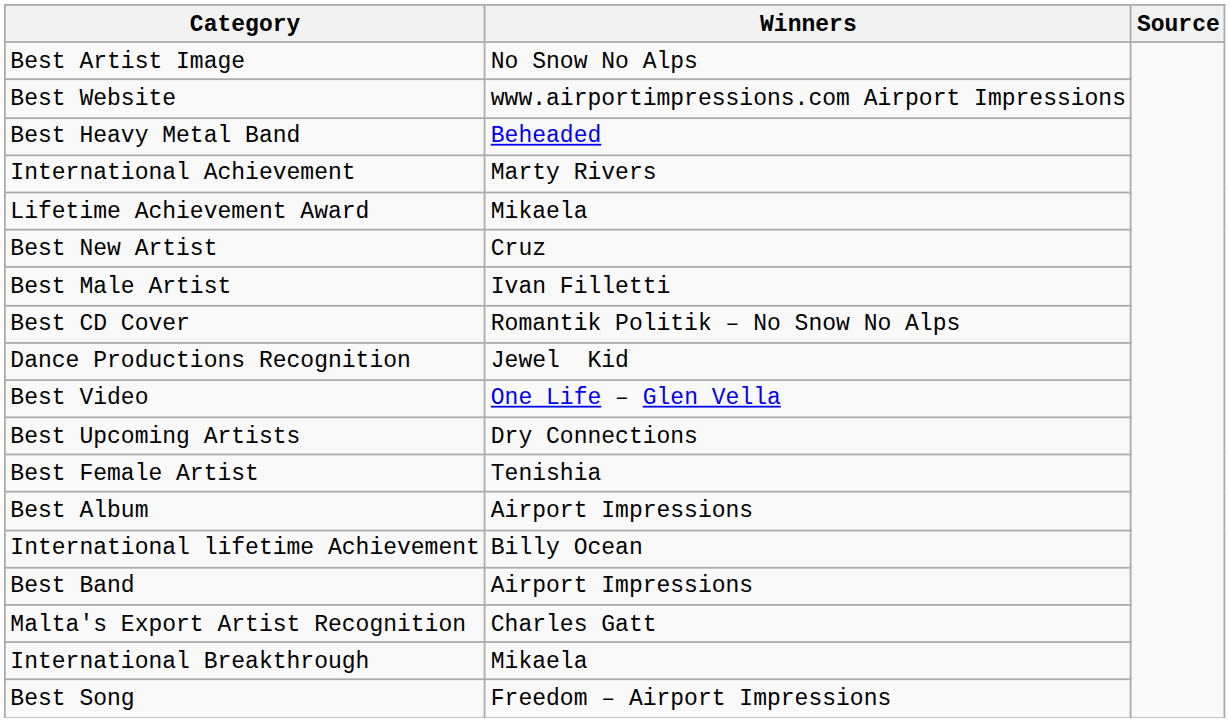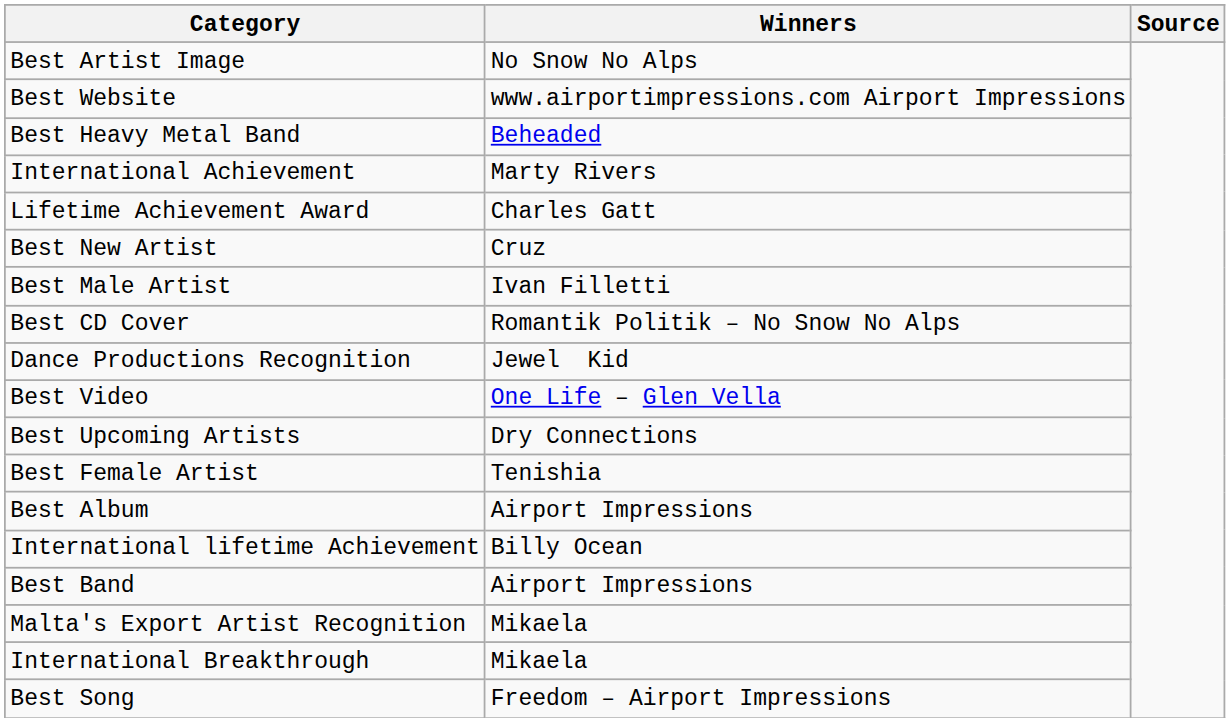(539, 211) Mikaela -> (574, 211) Charles Gatt
(574, 624) Charles Gatt -> (539, 624) Mikaela
